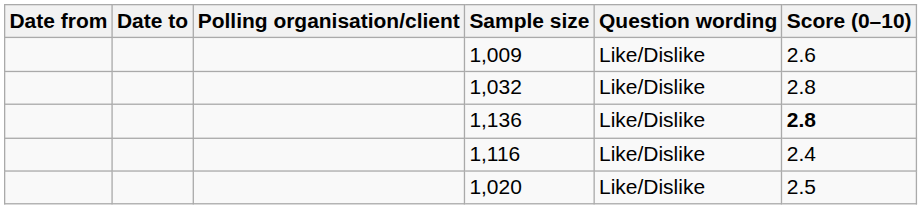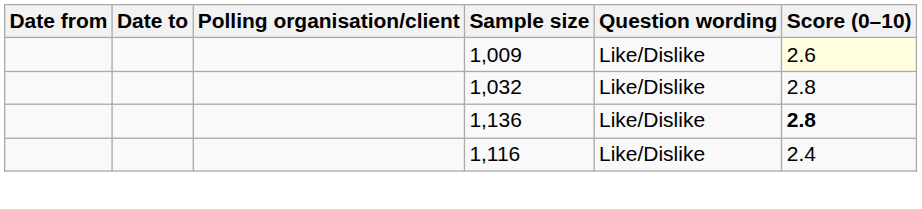(801, 54) no background -> (801, 54) lightyellow background
- row: (496, 187)
